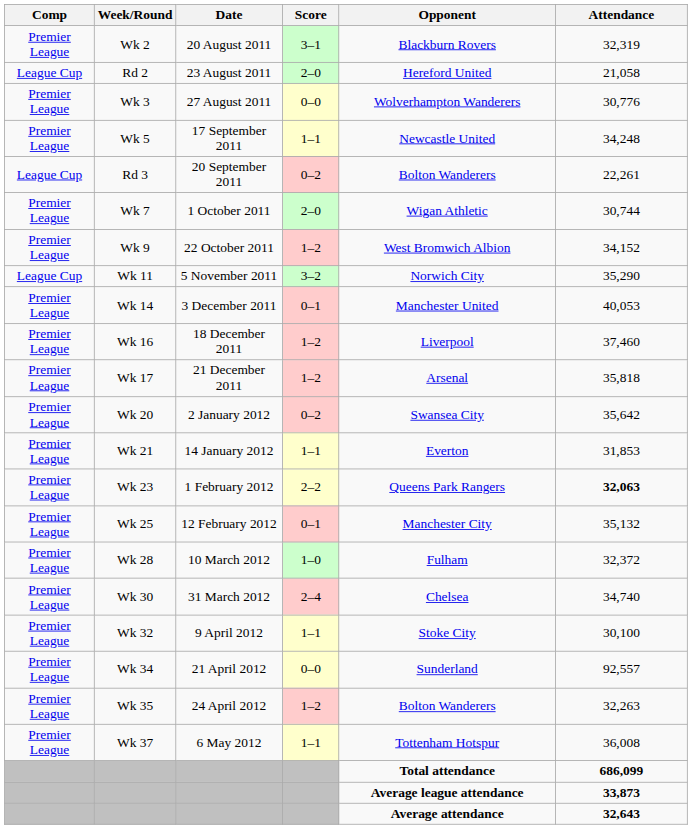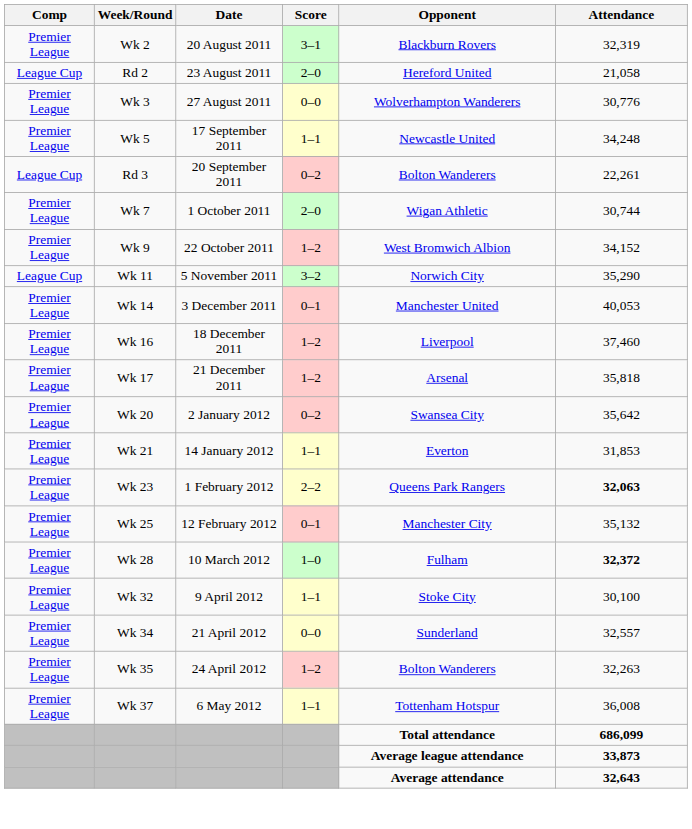(621, 560) normal -> (621, 560) bold
- row: (135, 596)
(621, 669) 92,557 -> (621, 633) 32,557
